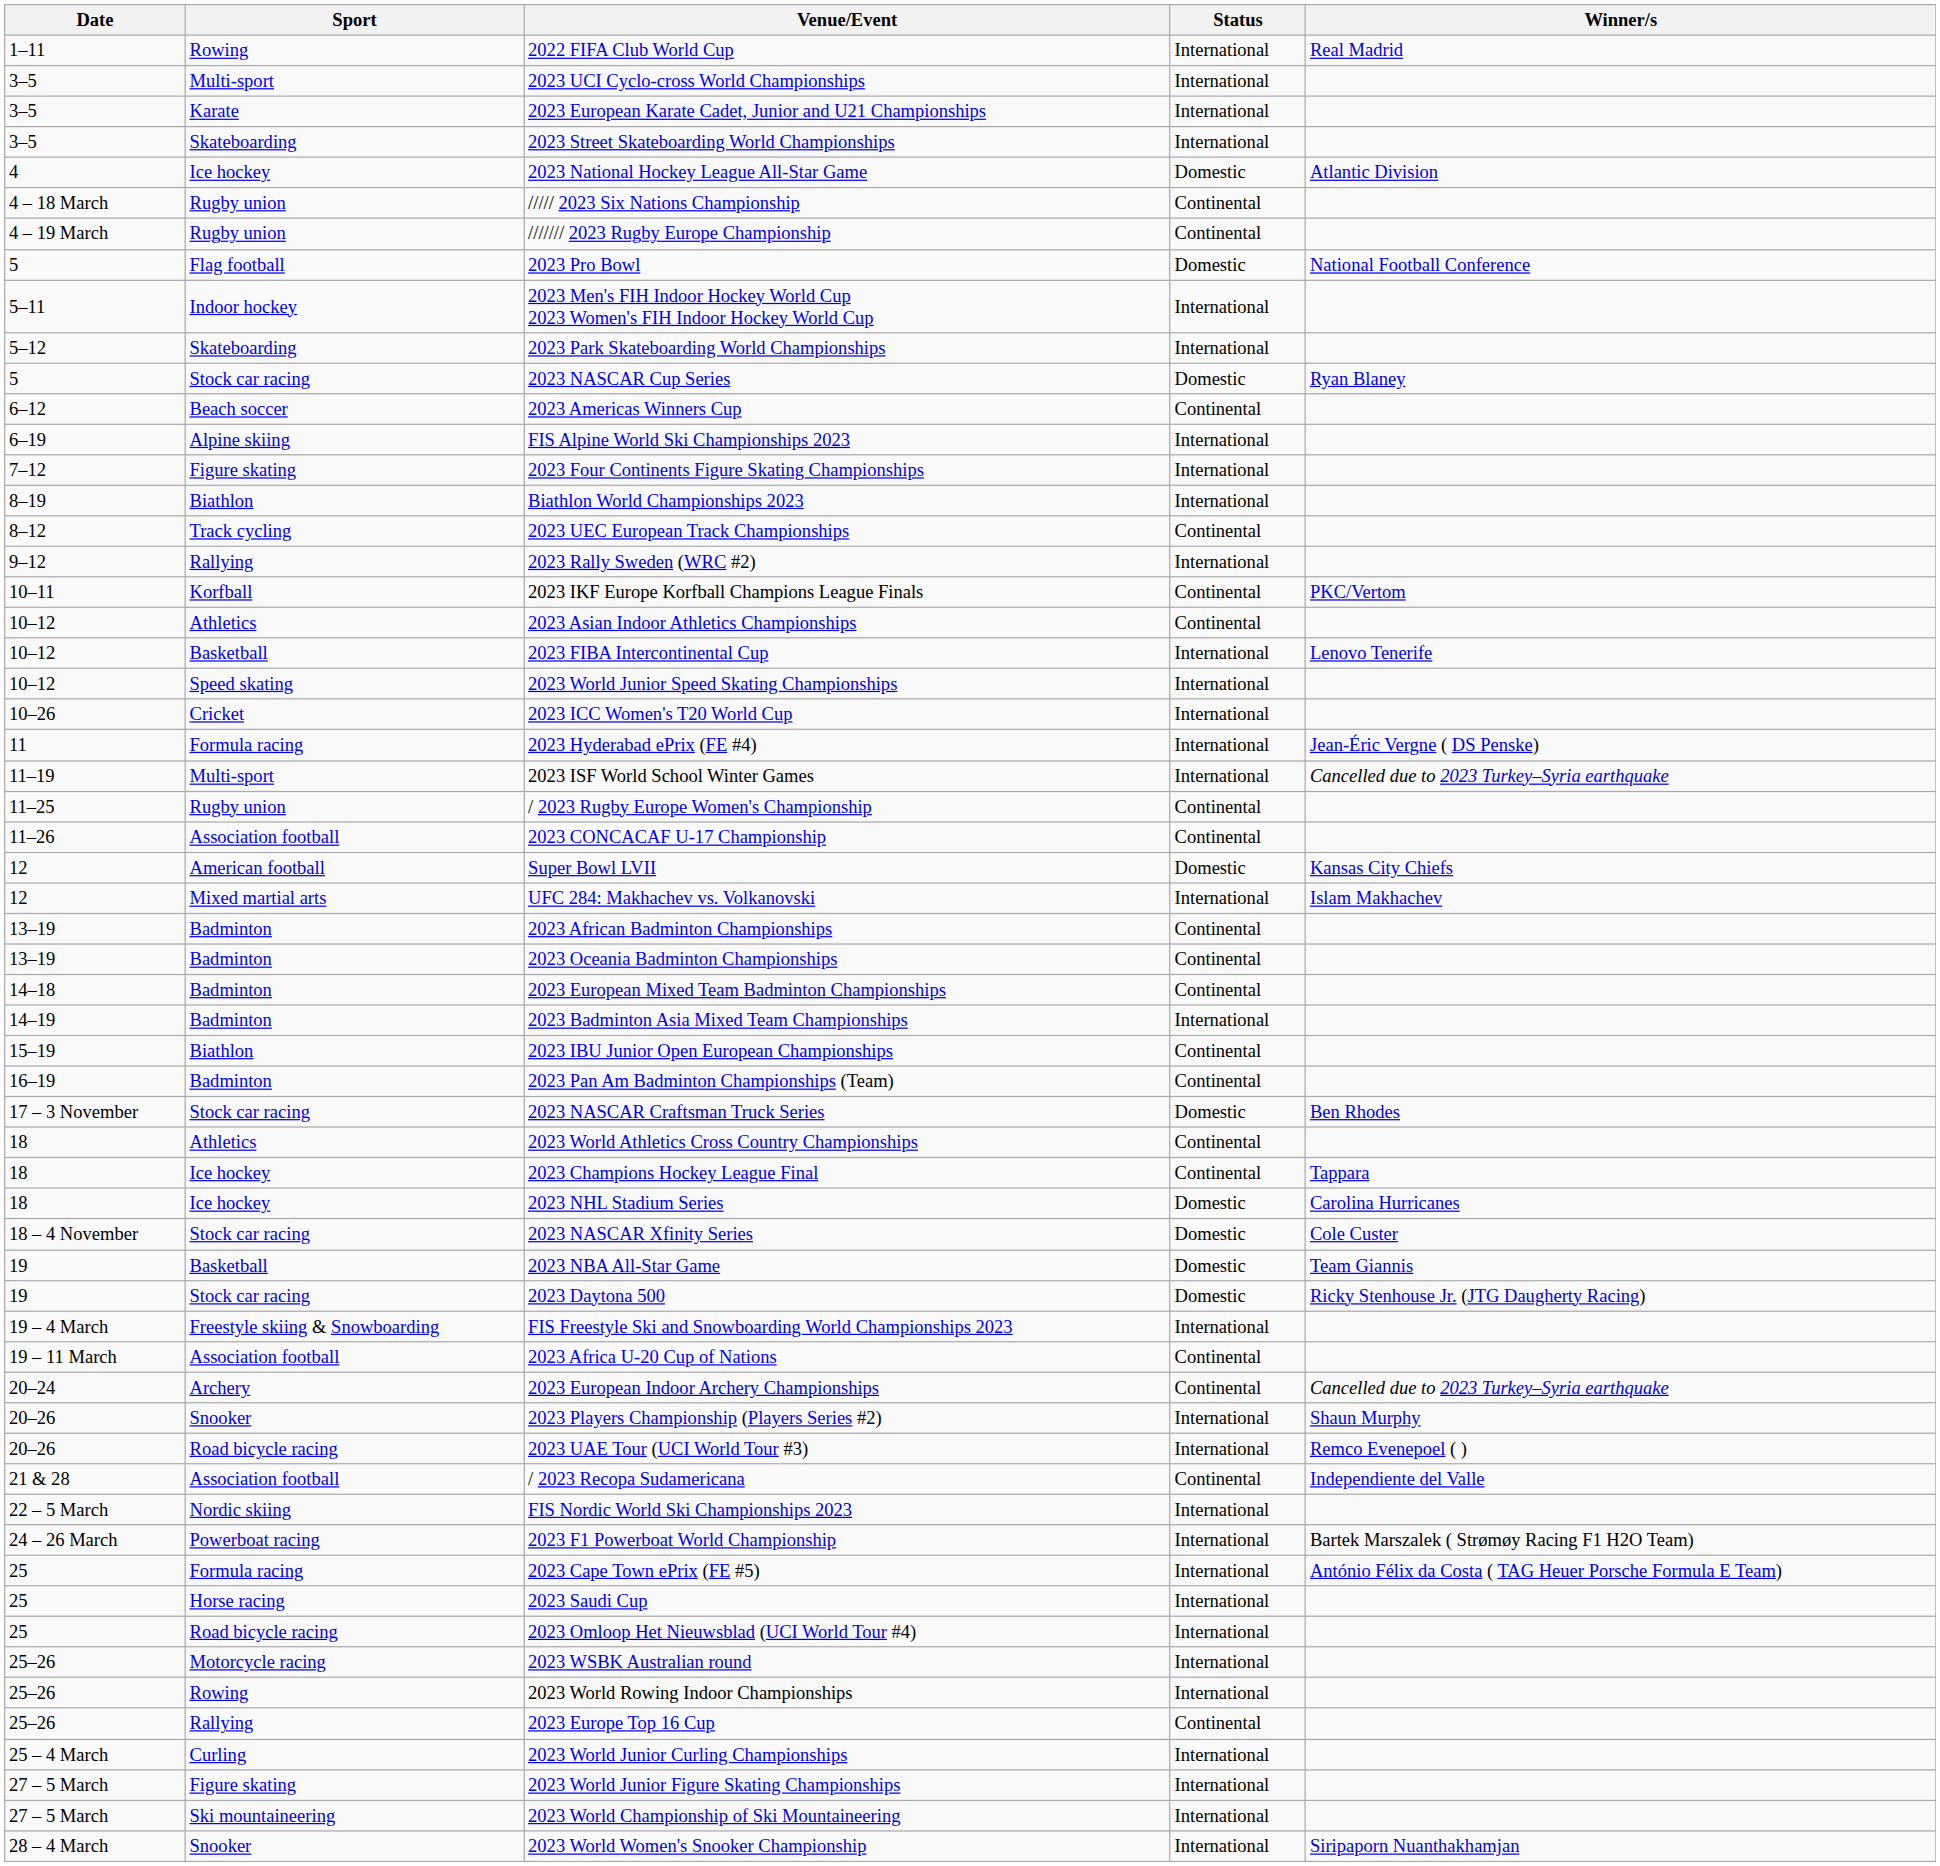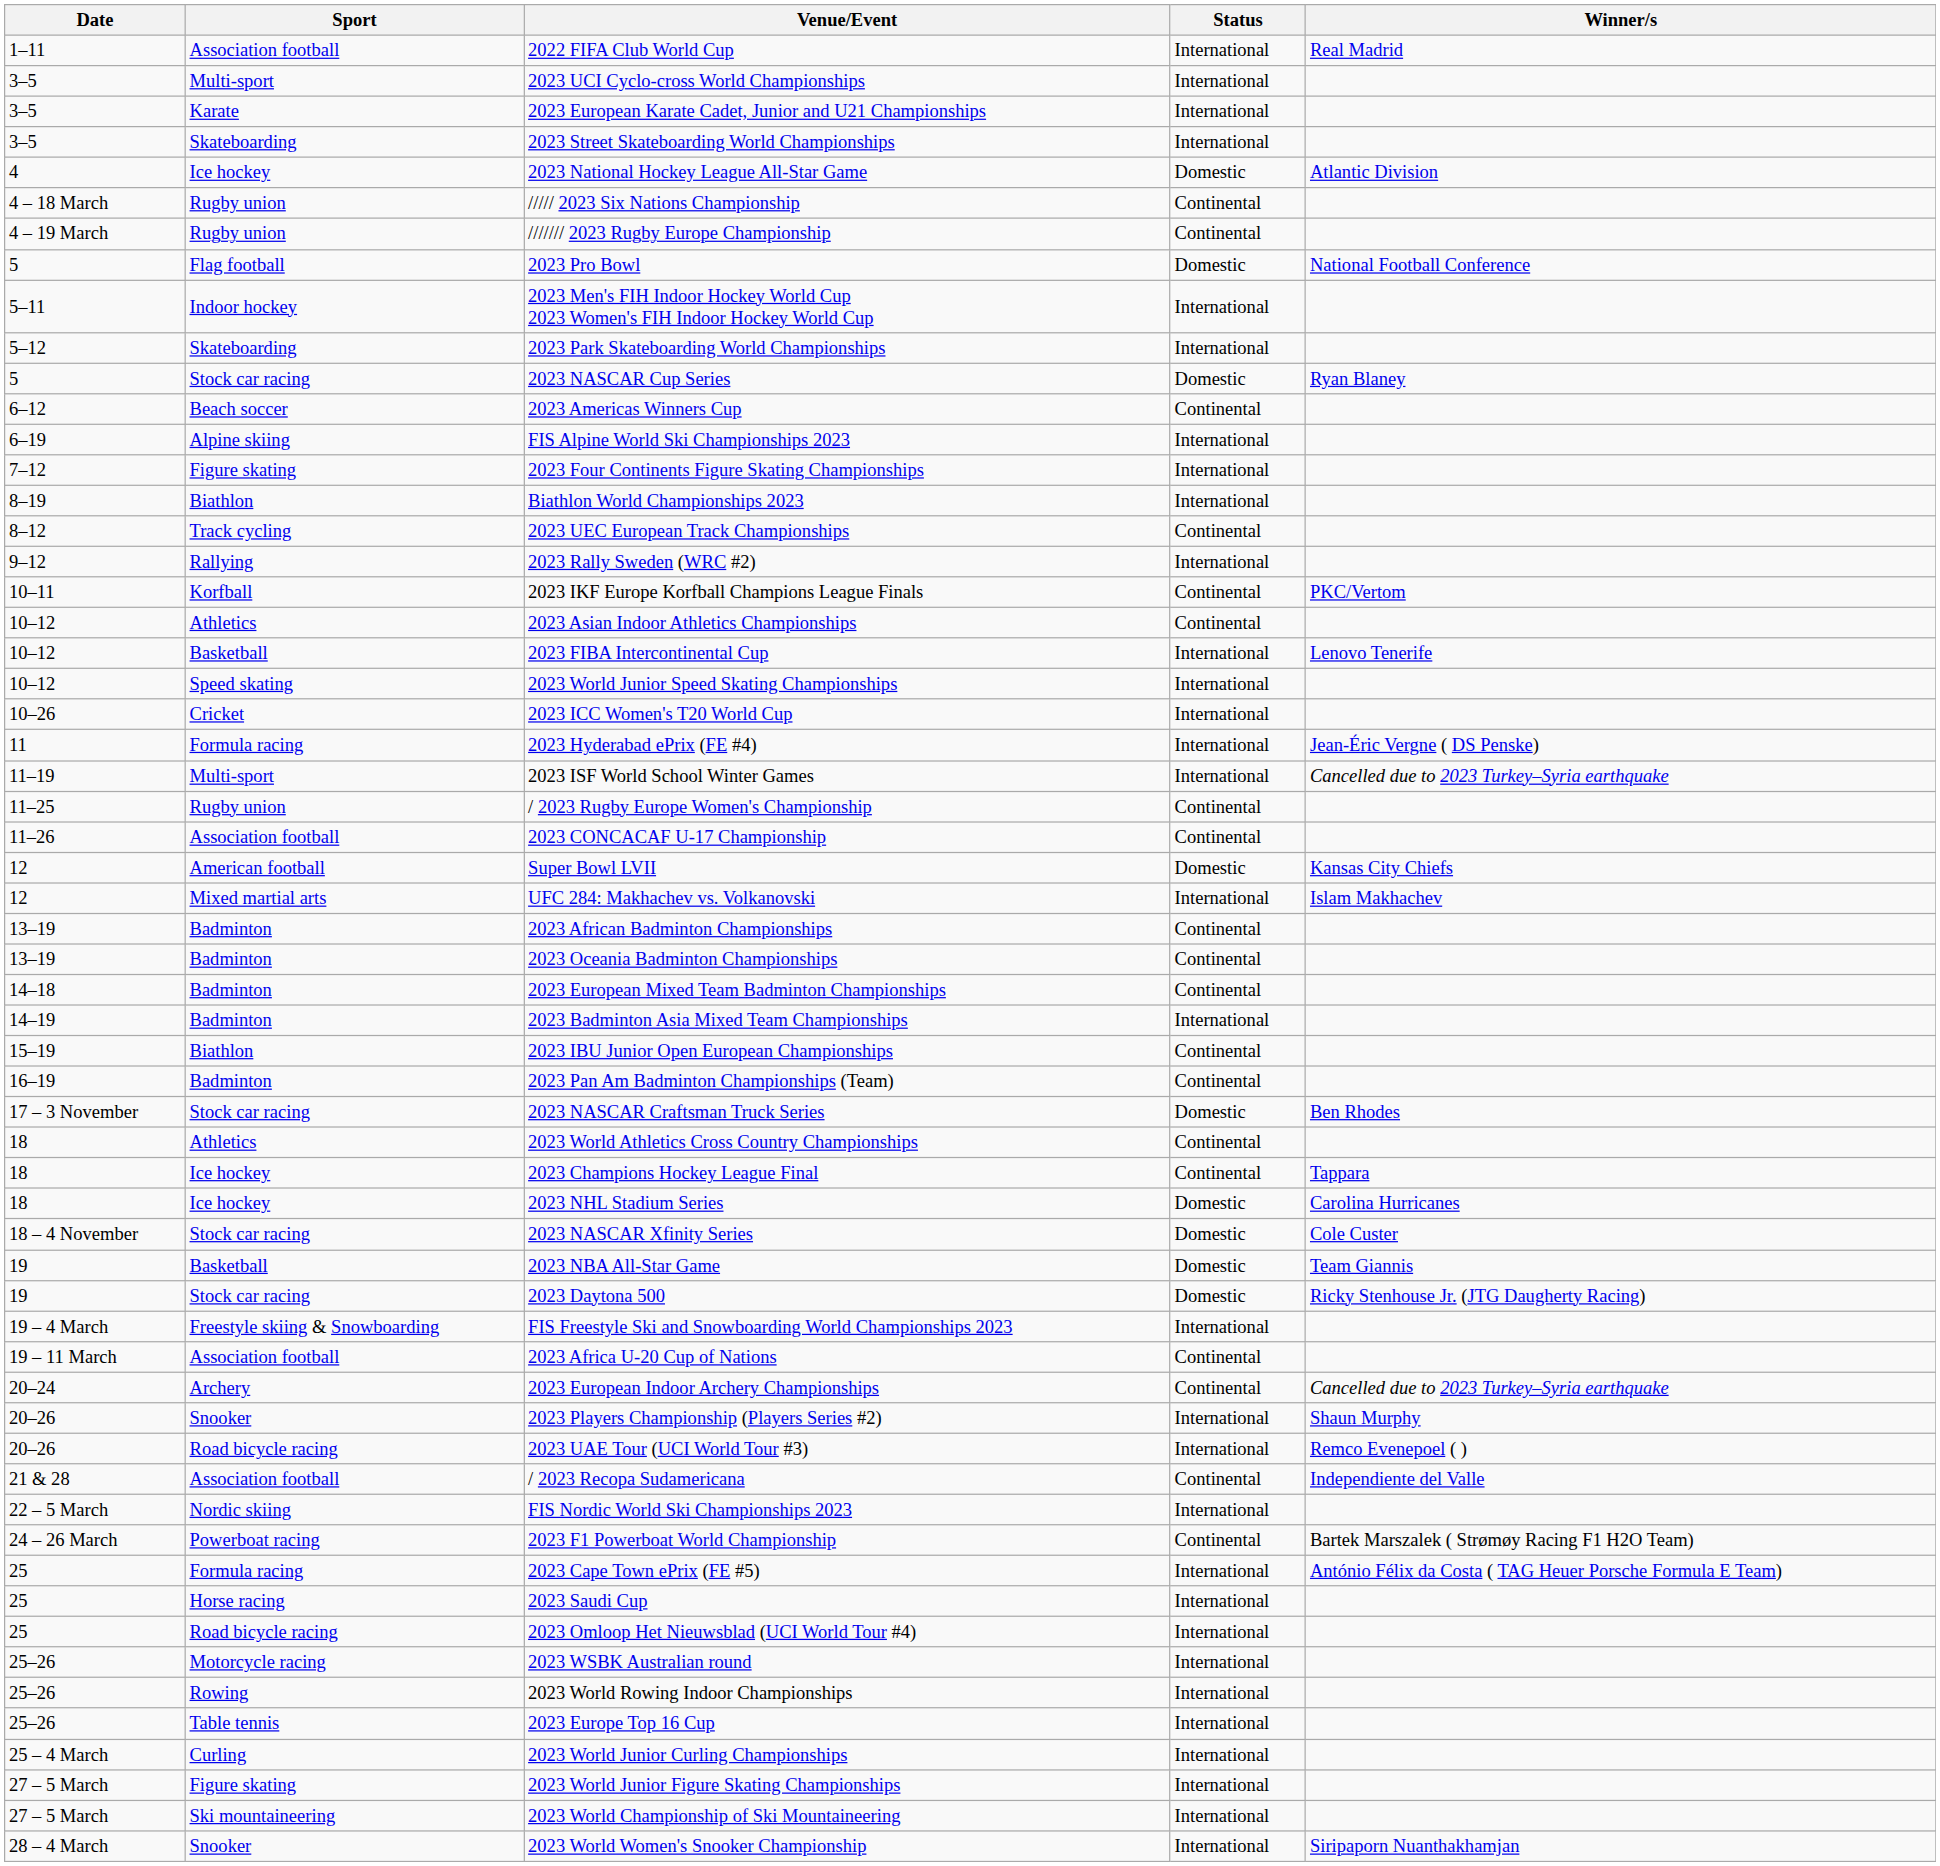(219, 50) Rowing -> (264, 50) Association football
(1222, 1540) International -> (1218, 1540) Continental
(221, 1723) Rallying -> (234, 1723) Table tennis
(1218, 1723) Continental -> (1222, 1723) International
